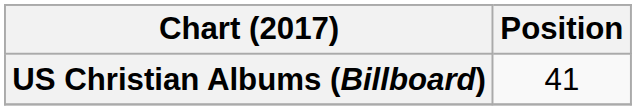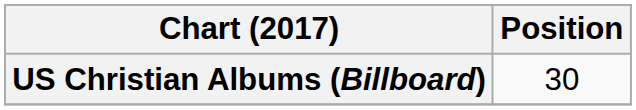(562, 78) 41 -> (562, 78) 30
